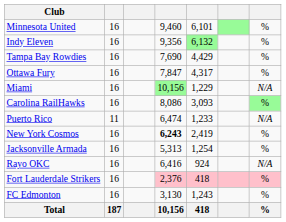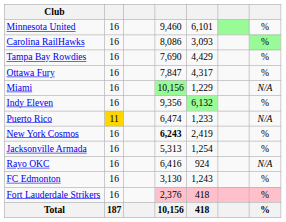rows swapped: (30, 42) <-> (46, 103)
(114, 118) no background -> (114, 118) gold background
rows swapped: (34, 194) <-> (53, 179)
